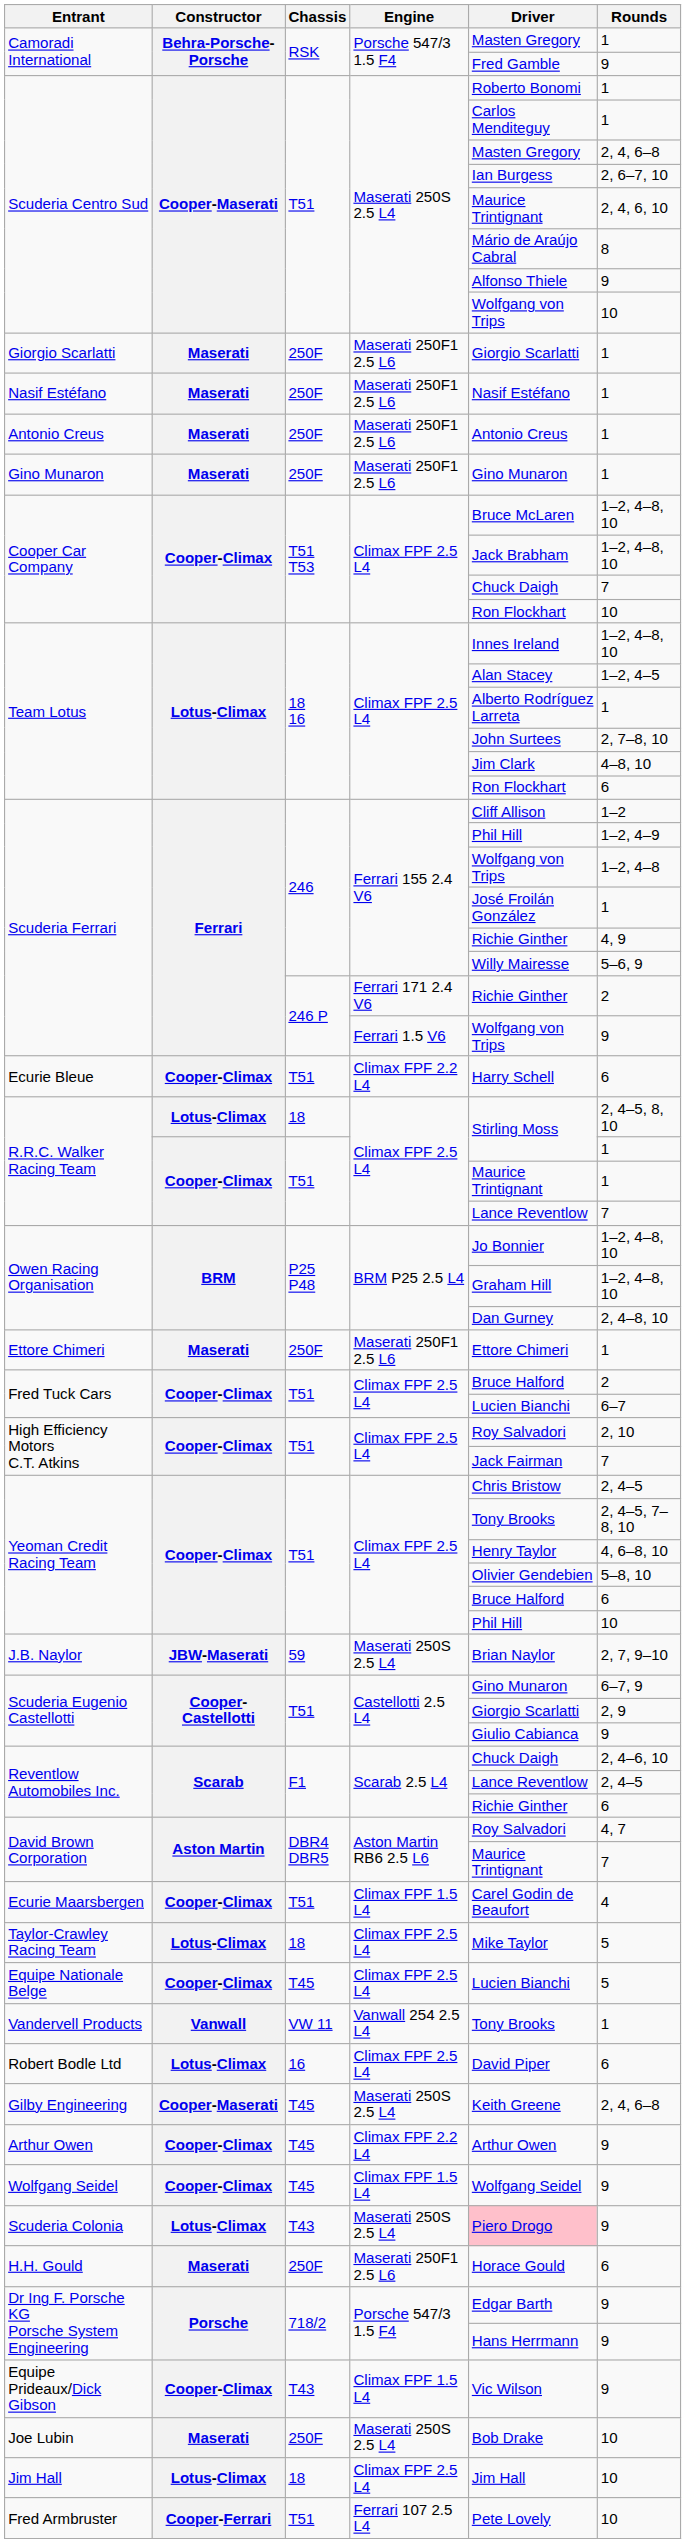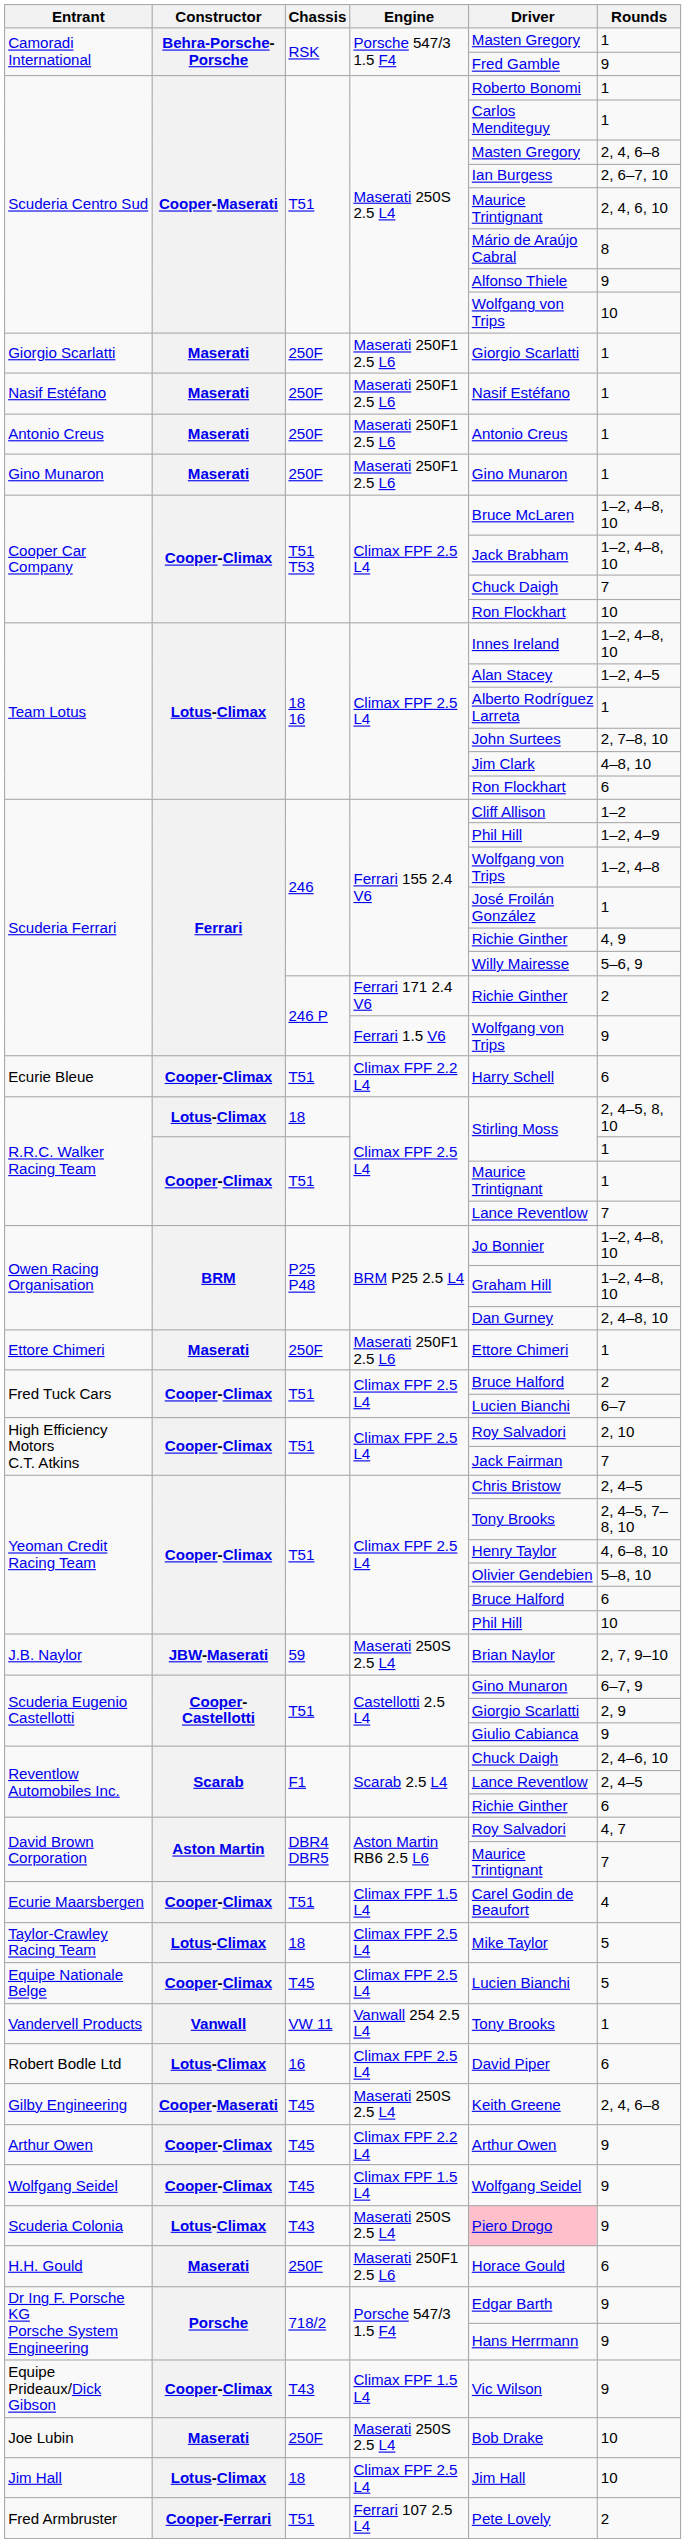(609, 2518) 10 -> (605, 2518) 2
